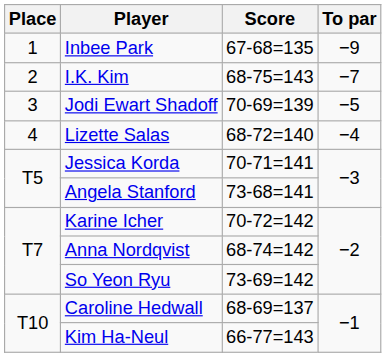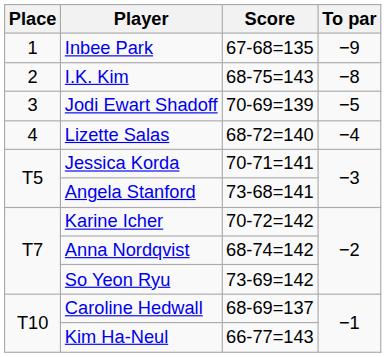(349, 76) −7 -> (349, 76) −8
